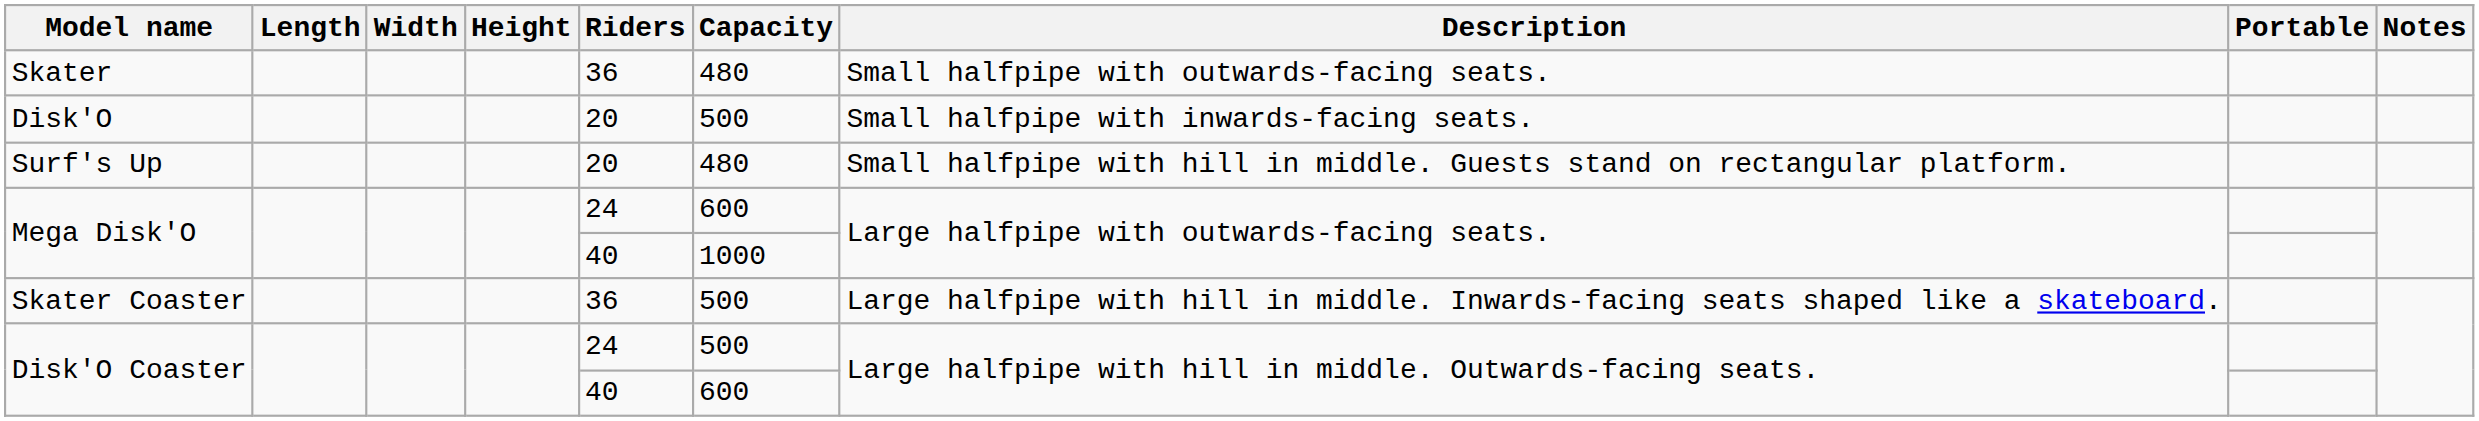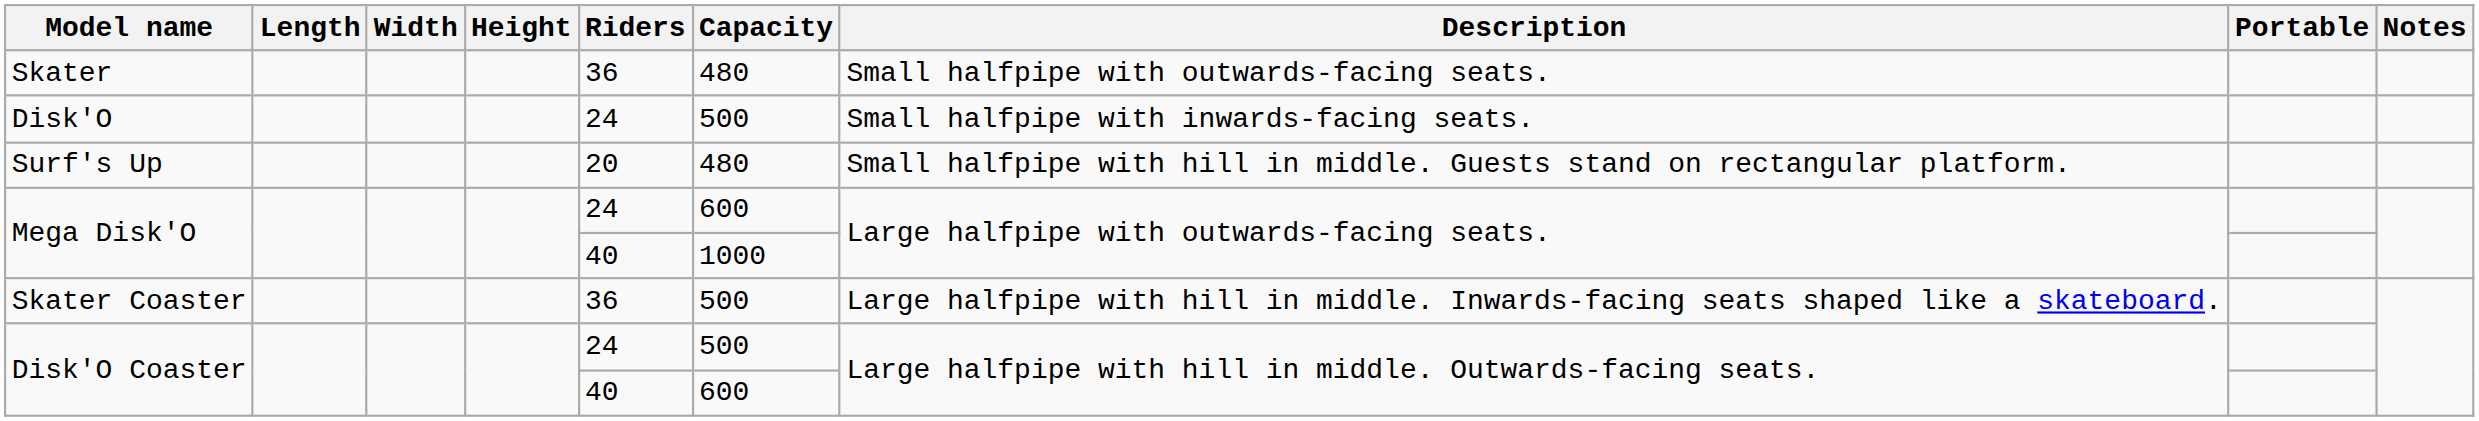(602, 119) 20 -> (602, 119) 24
